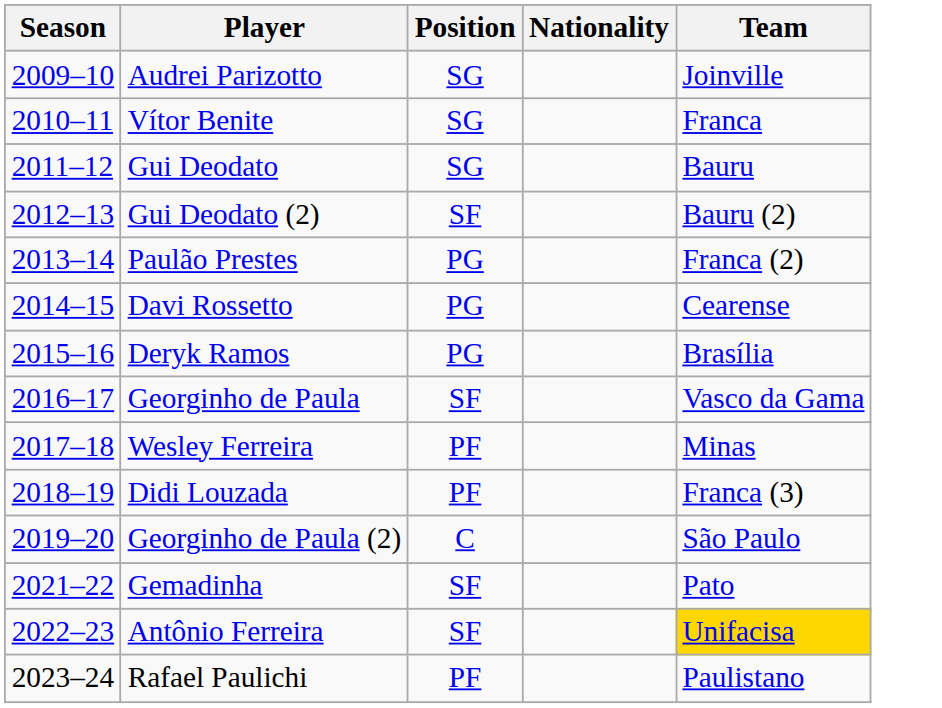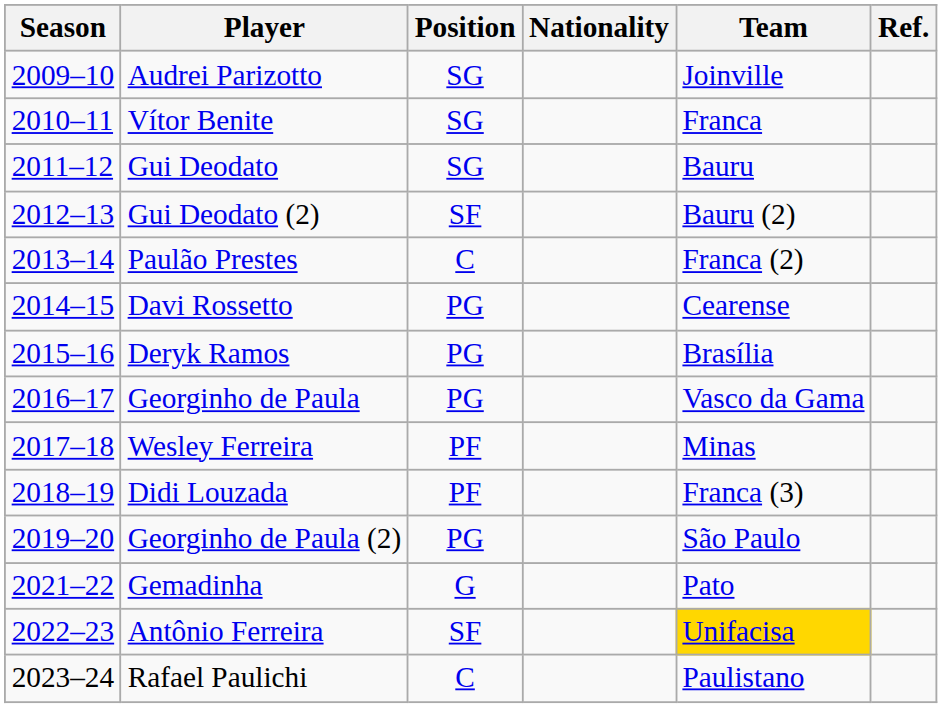+ column: (904, 27)
(465, 259) PG -> (465, 259) C
(465, 399) SF -> (465, 399) PG
(465, 538) C -> (465, 538) PG
(465, 584) SF -> (465, 584) G
(465, 677) PF -> (465, 677) C
